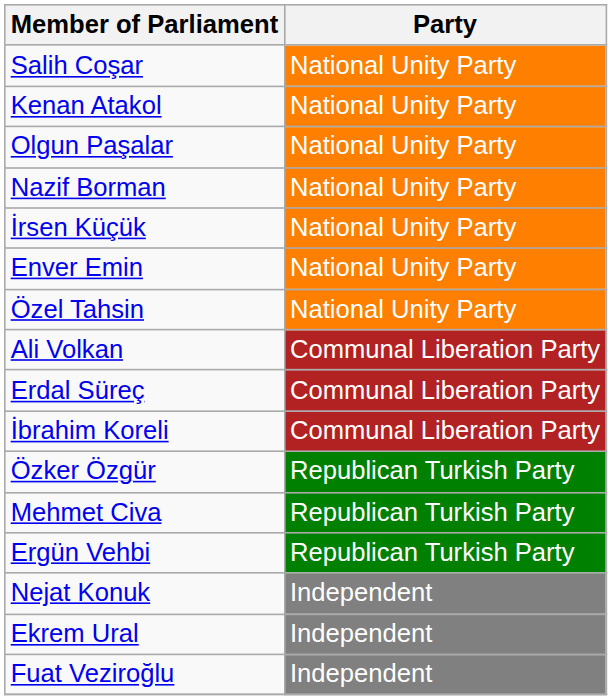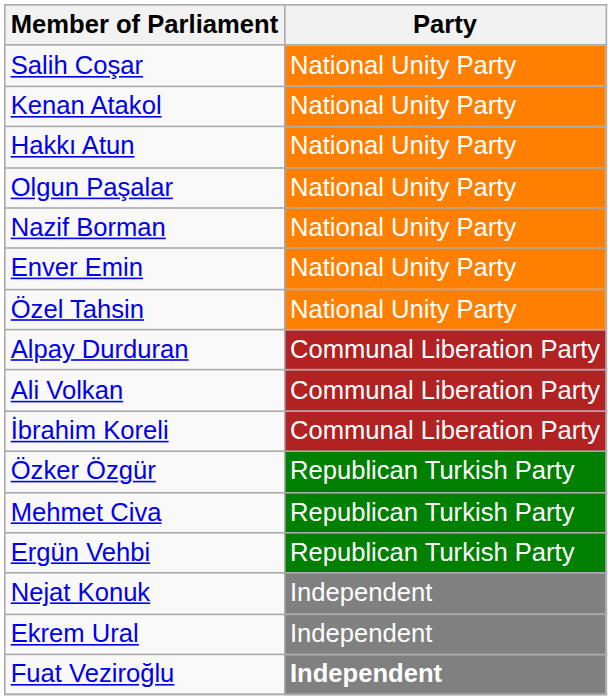+ row: (73, 146)
- row: (78, 227)
+ row: (100, 349)
- row: (78, 390)
(361, 674) normal -> (366, 674) bold
